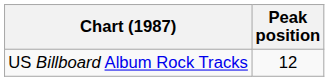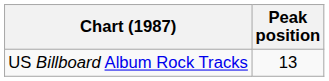(288, 62) 12 -> (288, 62) 13
